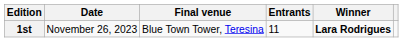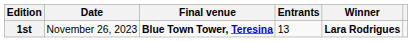(203, 29) normal -> (207, 29) bold
(274, 29) 11 -> (283, 29) 13
